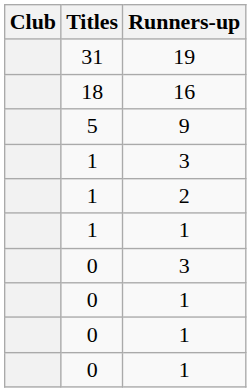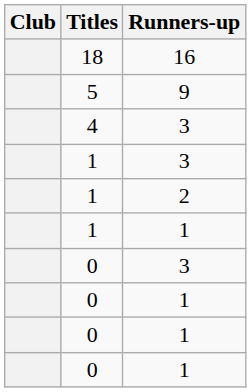- row: (92, 56)
+ row: (92, 126)
